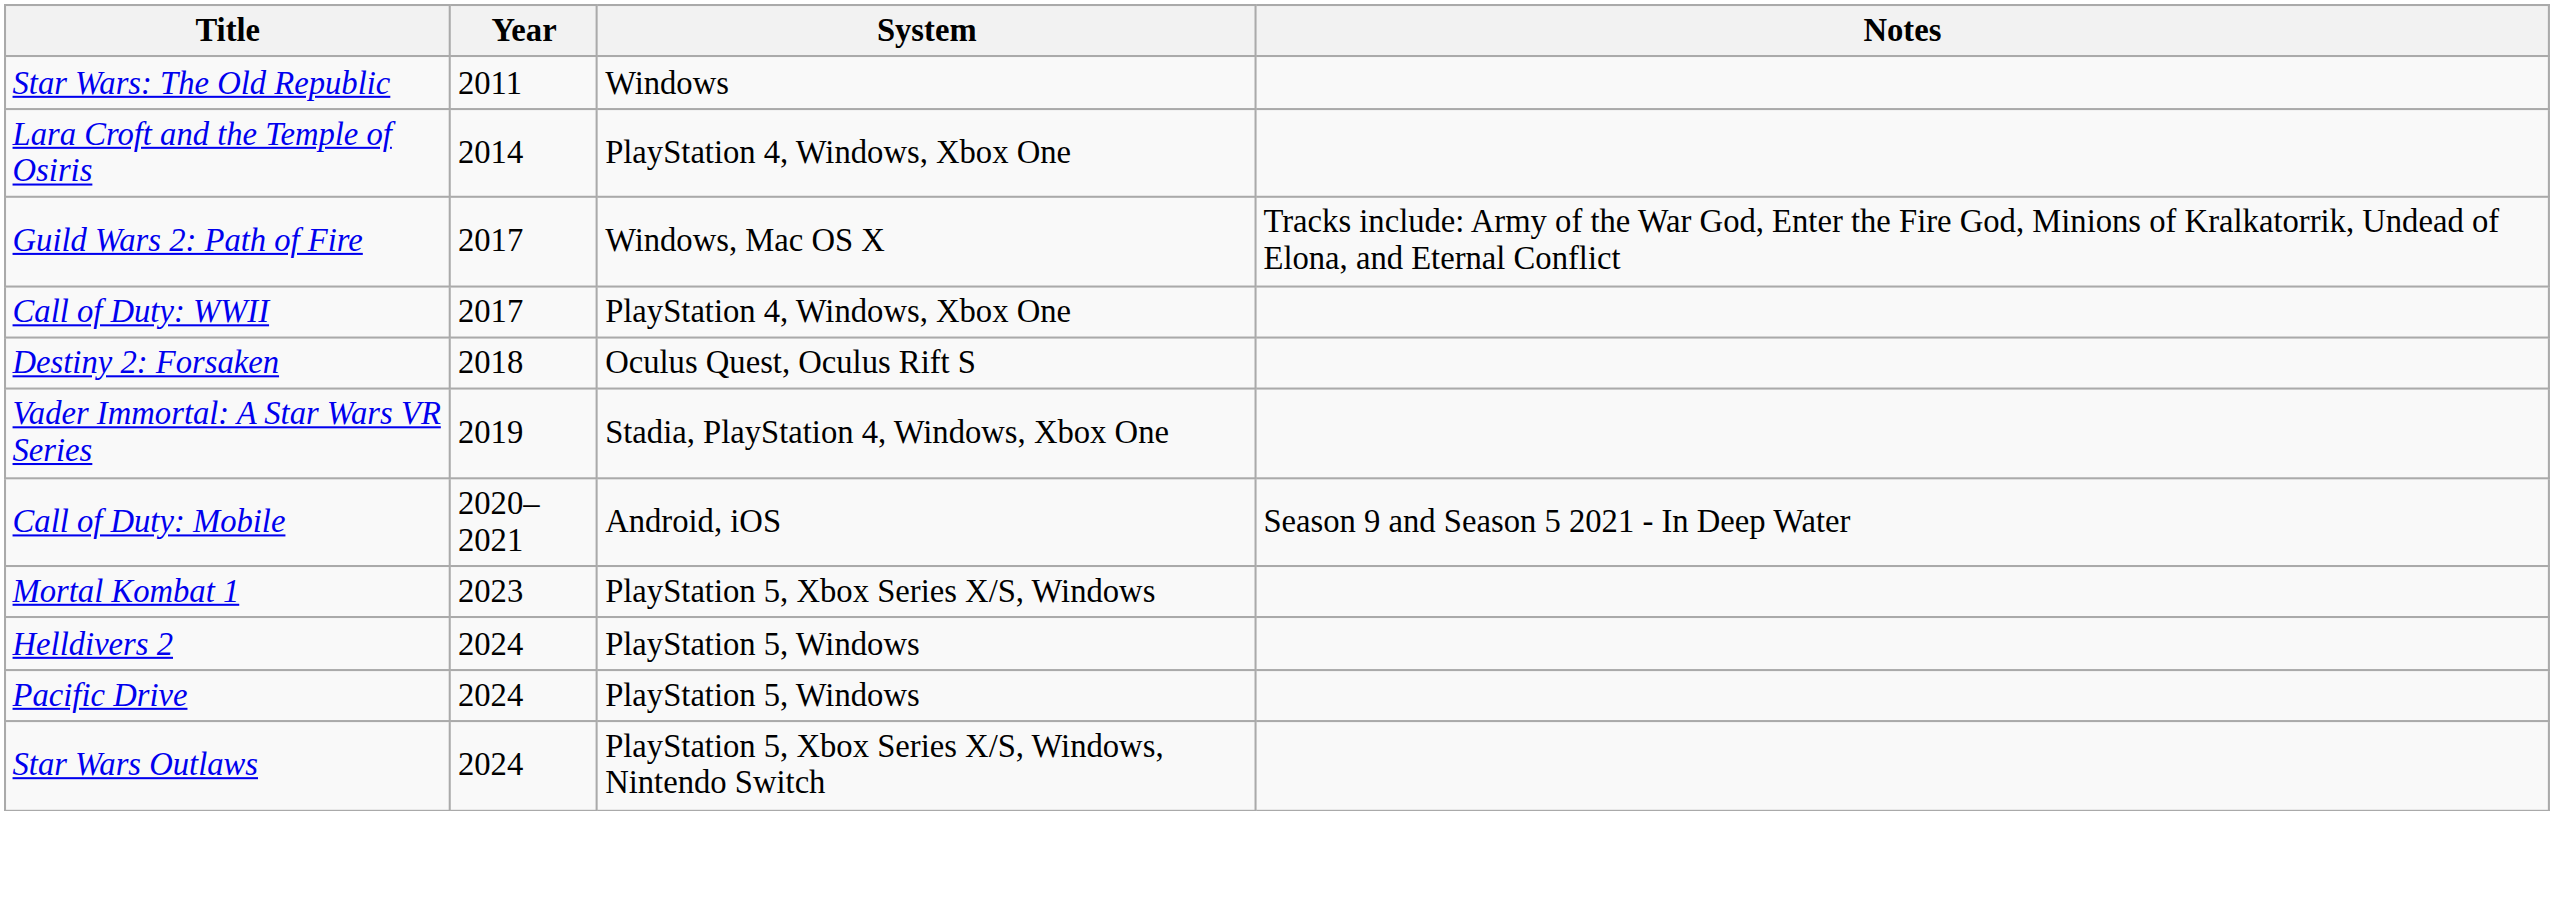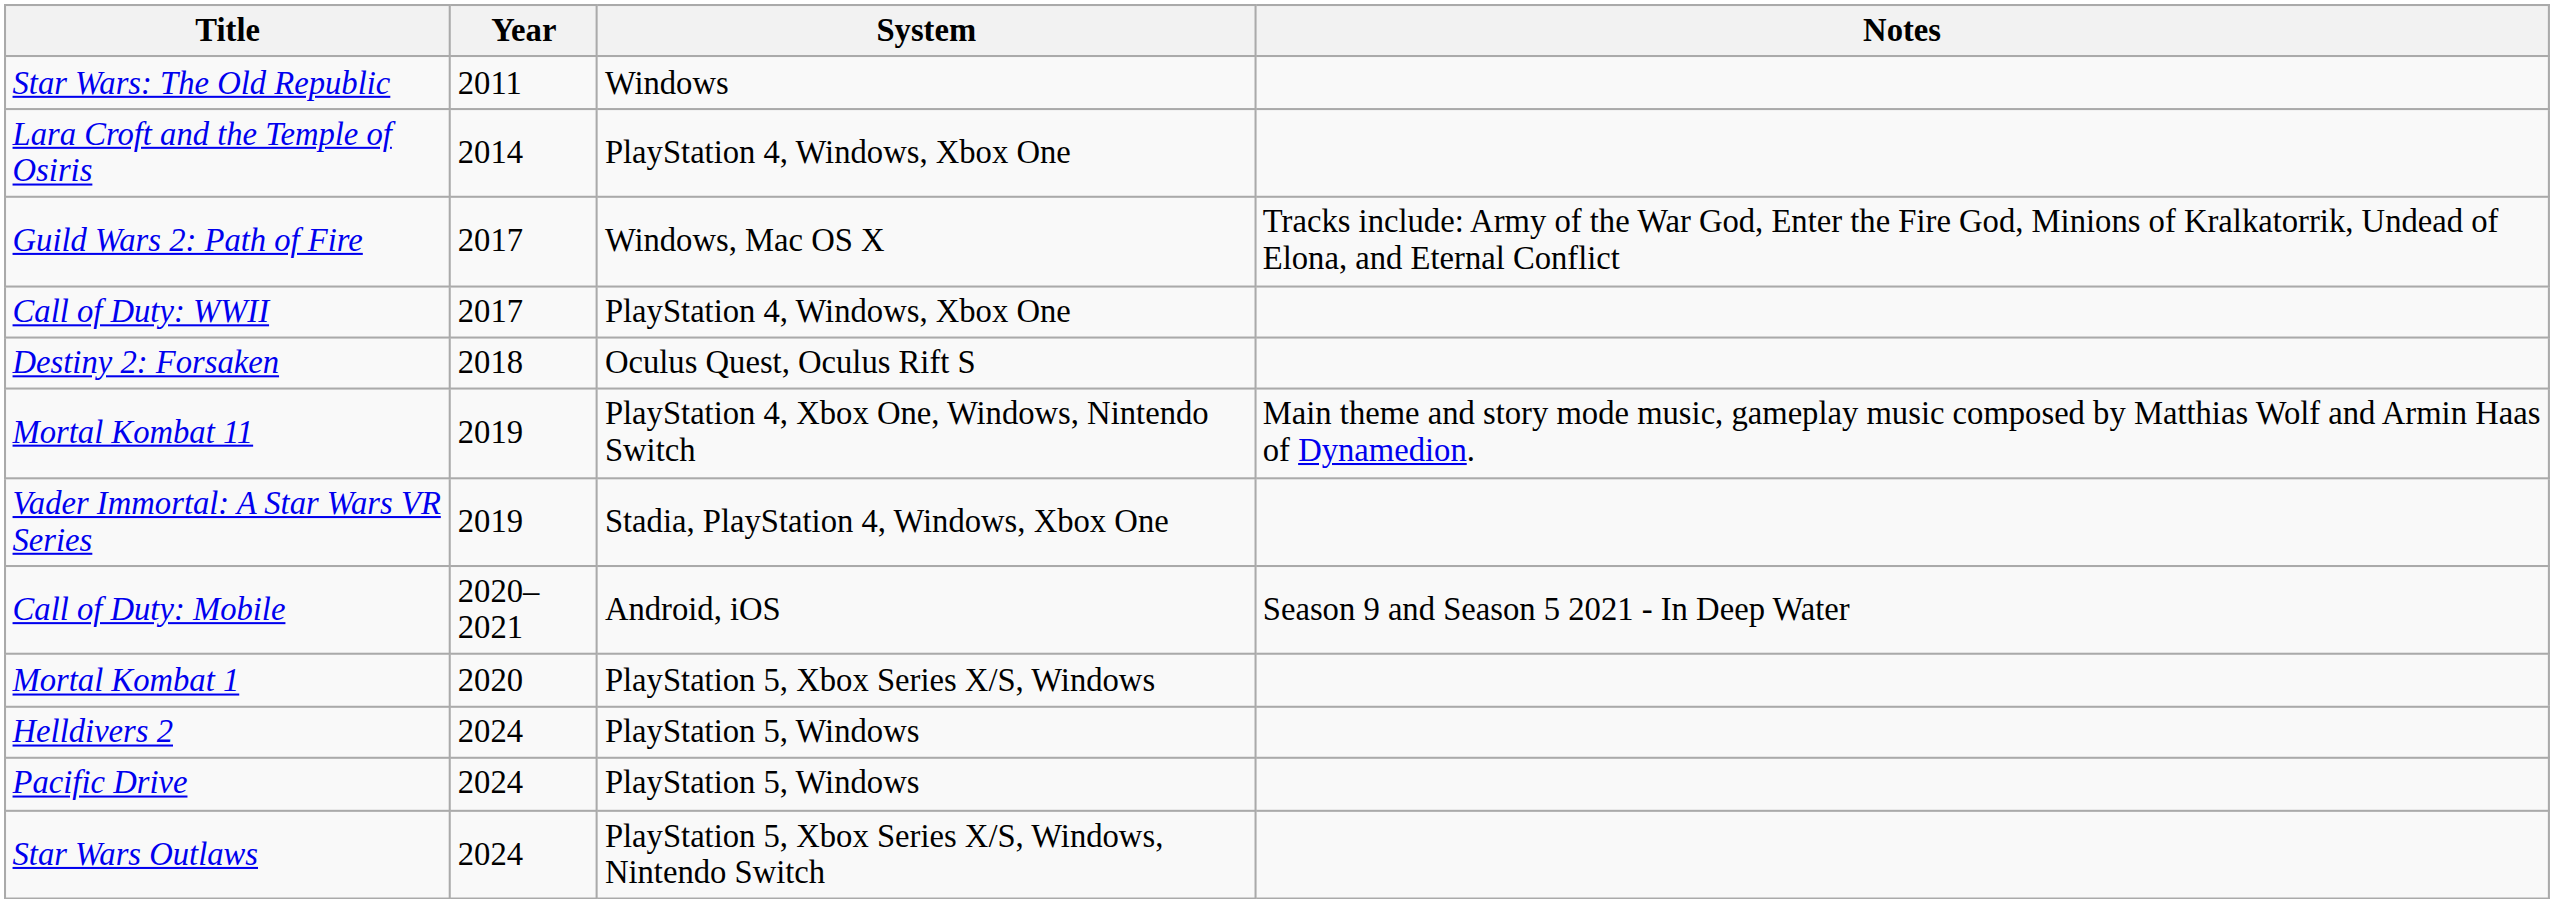+ row: (133, 432)
(491, 591) 2023 -> (490, 679) 2020
